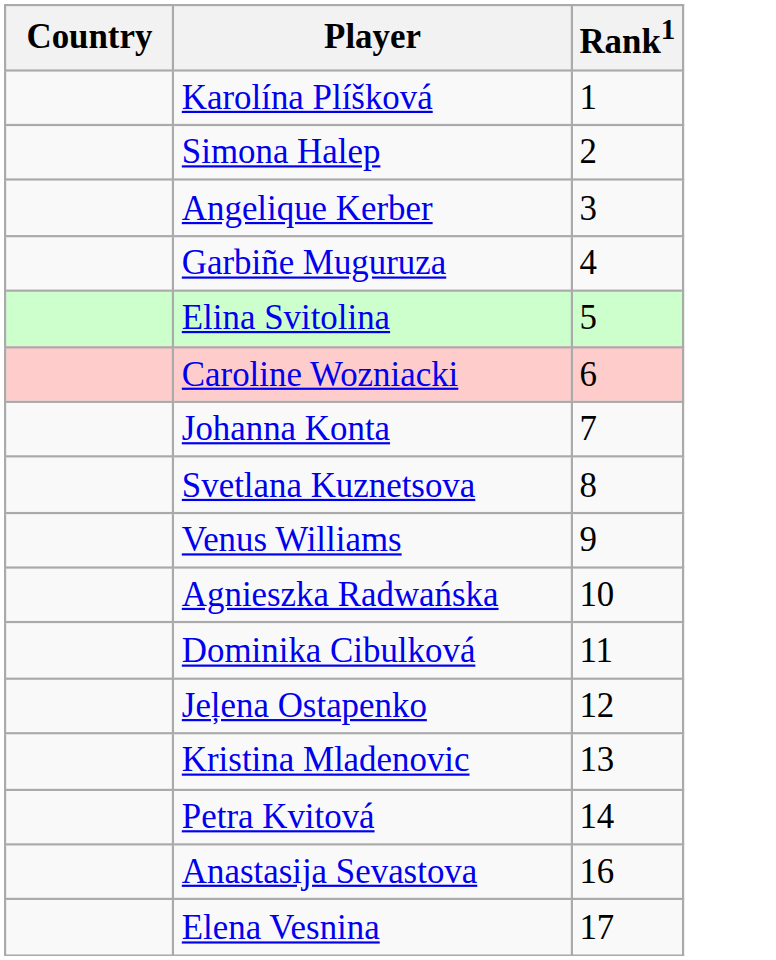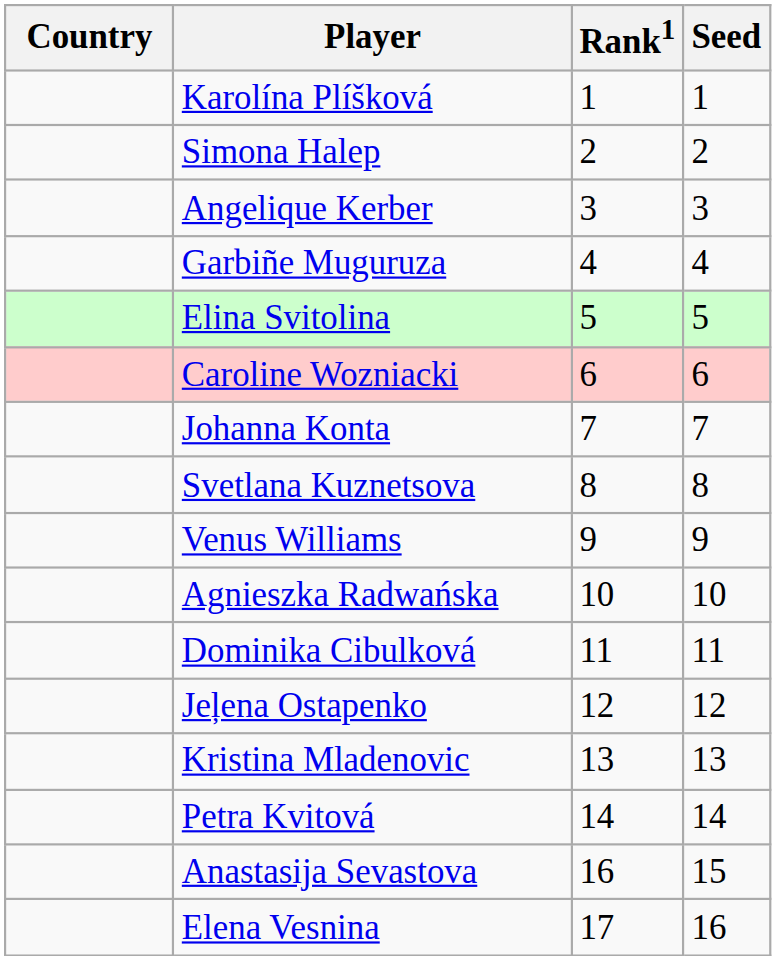+ column: (726, 36)
